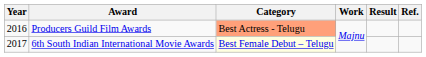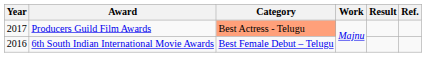(17, 28) 2016 -> (17, 28) 2017
(17, 44) 2017 -> (17, 44) 2016
(276, 44) lightyellow background -> (276, 44) no background
